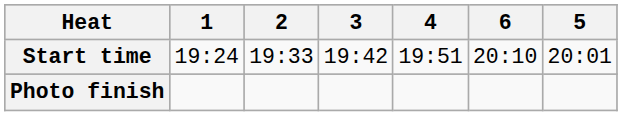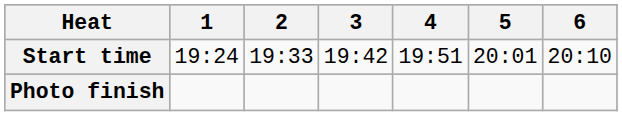columns swapped: (580, 22) <-> (505, 22)
